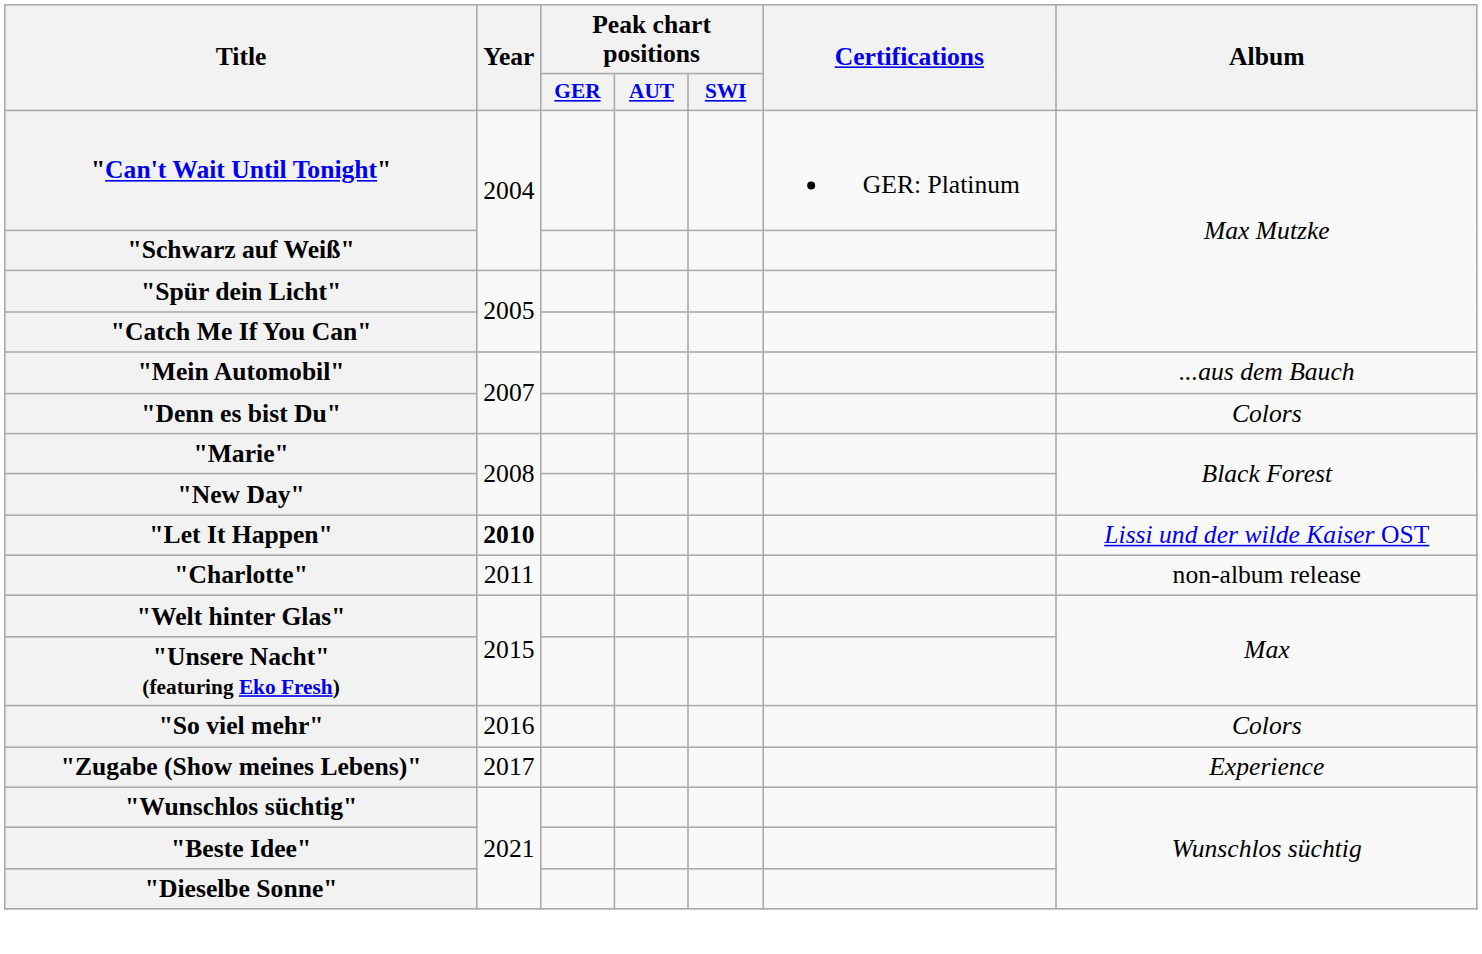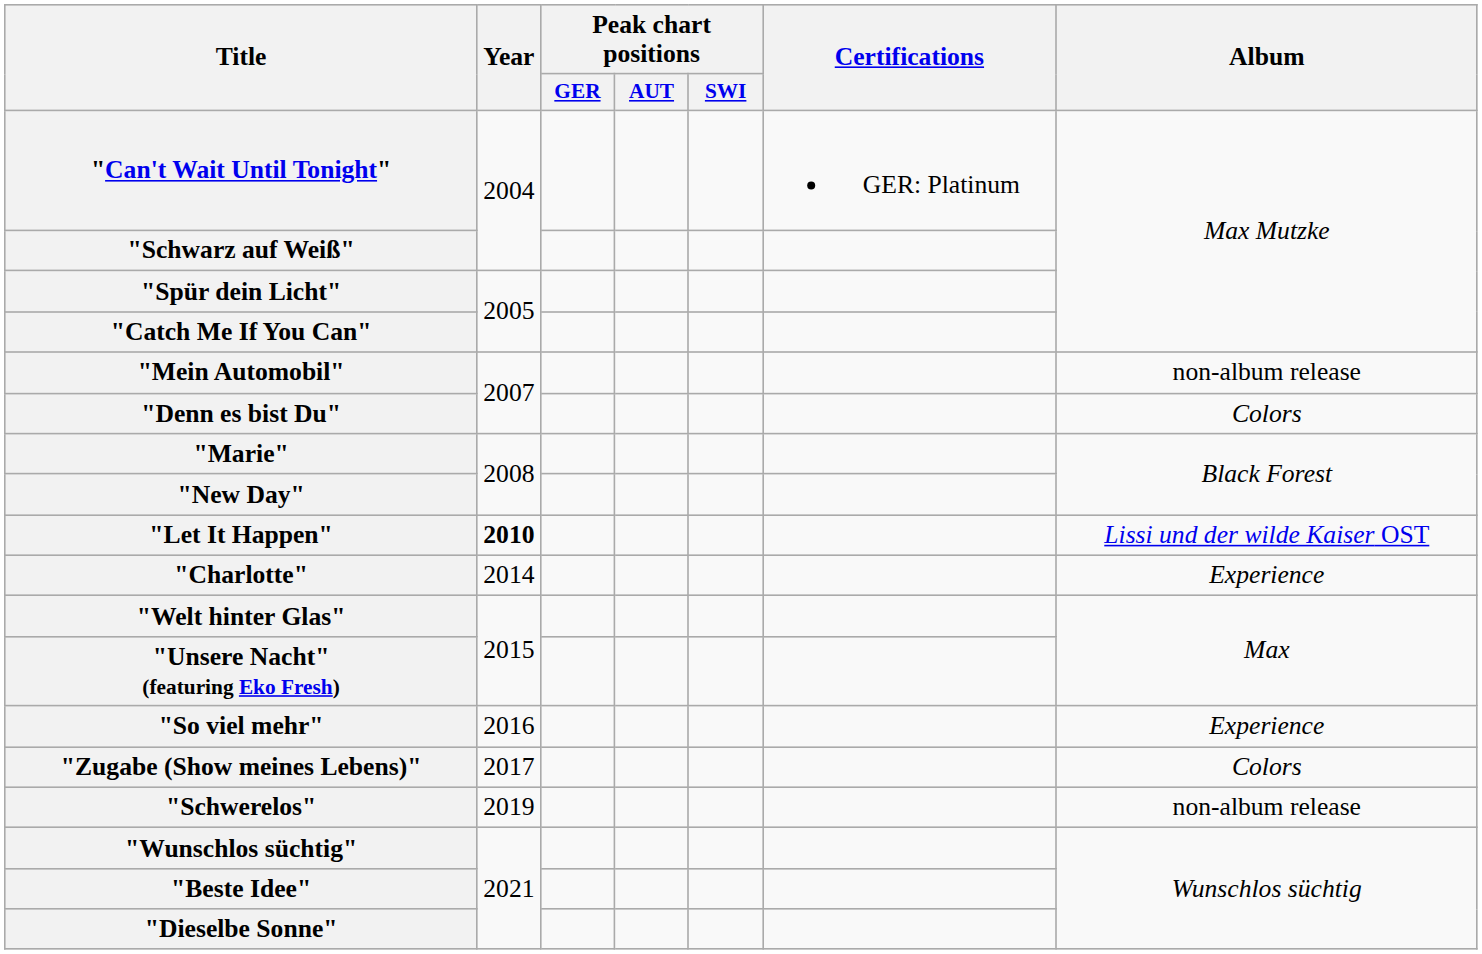(1267, 372) ...aus dem Bauch -> (1267, 372) non-album release
(509, 575) 2011 -> (509, 575) 2014
(1267, 575) non-album release -> (1267, 575) Experience
(1267, 725) Colors -> (1267, 725) Experience
(1267, 766) Experience -> (1267, 766) Colors
+ row: (241, 807)
